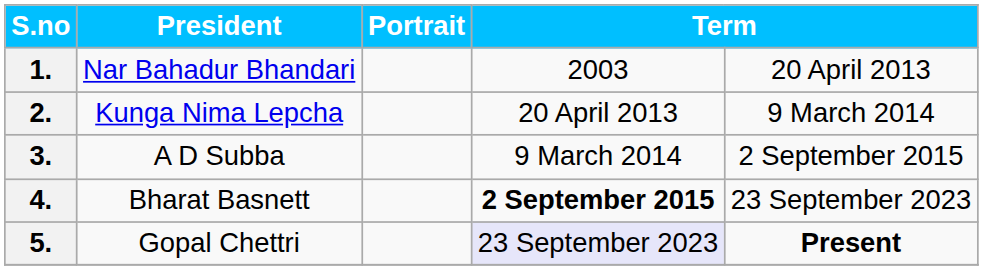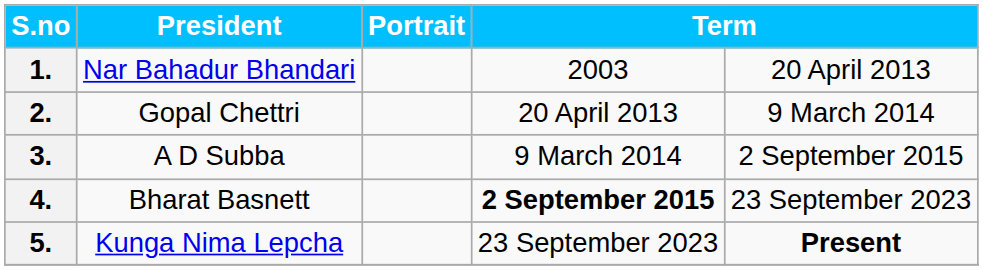(219, 112) Kunga Nima Lepcha -> (219, 112) Gopal Chettri
(219, 243) Gopal Chettri -> (219, 243) Kunga Nima Lepcha
(598, 243) lavender background -> (598, 243) no background
